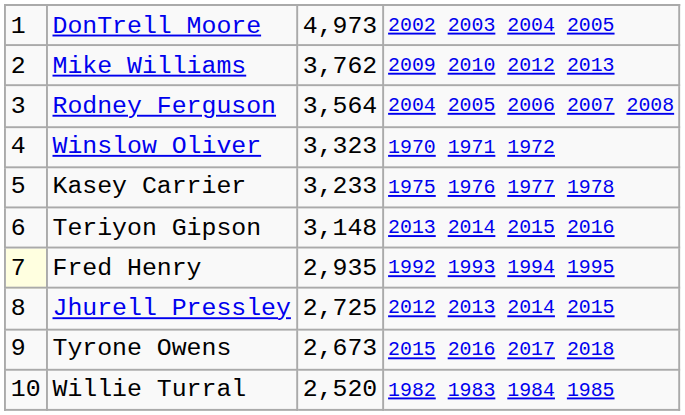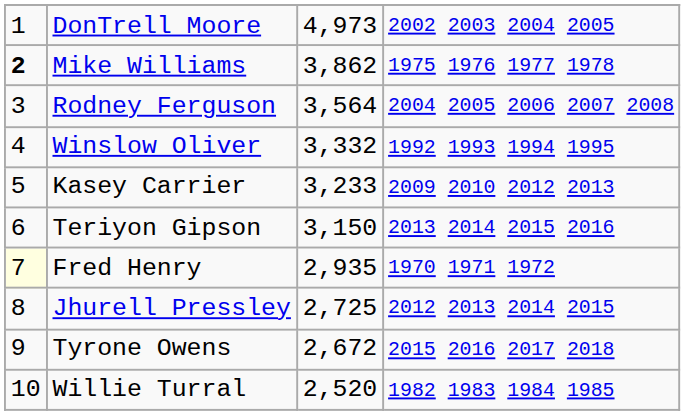(18, 66) normal -> (18, 66) bold
(340, 66) 3,762 -> (340, 66) 3,862
(501, 66) 2009 2010 2012 2013 -> (501, 66) 1975 1976 1977 1978
(340, 147) 3,323 -> (340, 147) 3,332
(472, 147) 1970 1971 1972 -> (501, 147) 1992 1993 1994 1995
(501, 187) 1975 1976 1977 1978 -> (501, 187) 2009 2010 2012 2013
(340, 228) 3,148 -> (340, 228) 3,150
(501, 268) 1992 1993 1994 1995 -> (472, 268) 1970 1971 1972
(340, 349) 2,673 -> (340, 349) 2,672
